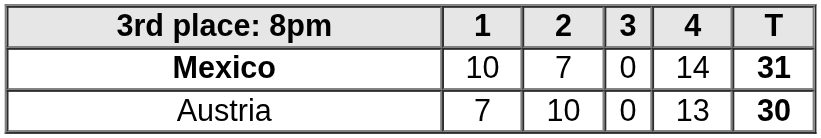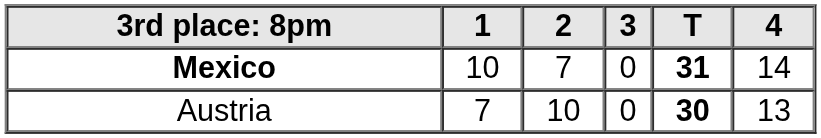columns swapped: (693, 26) <-> (774, 26)
